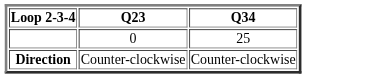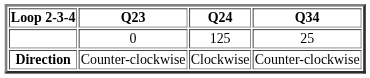+ column: (220, 17)
